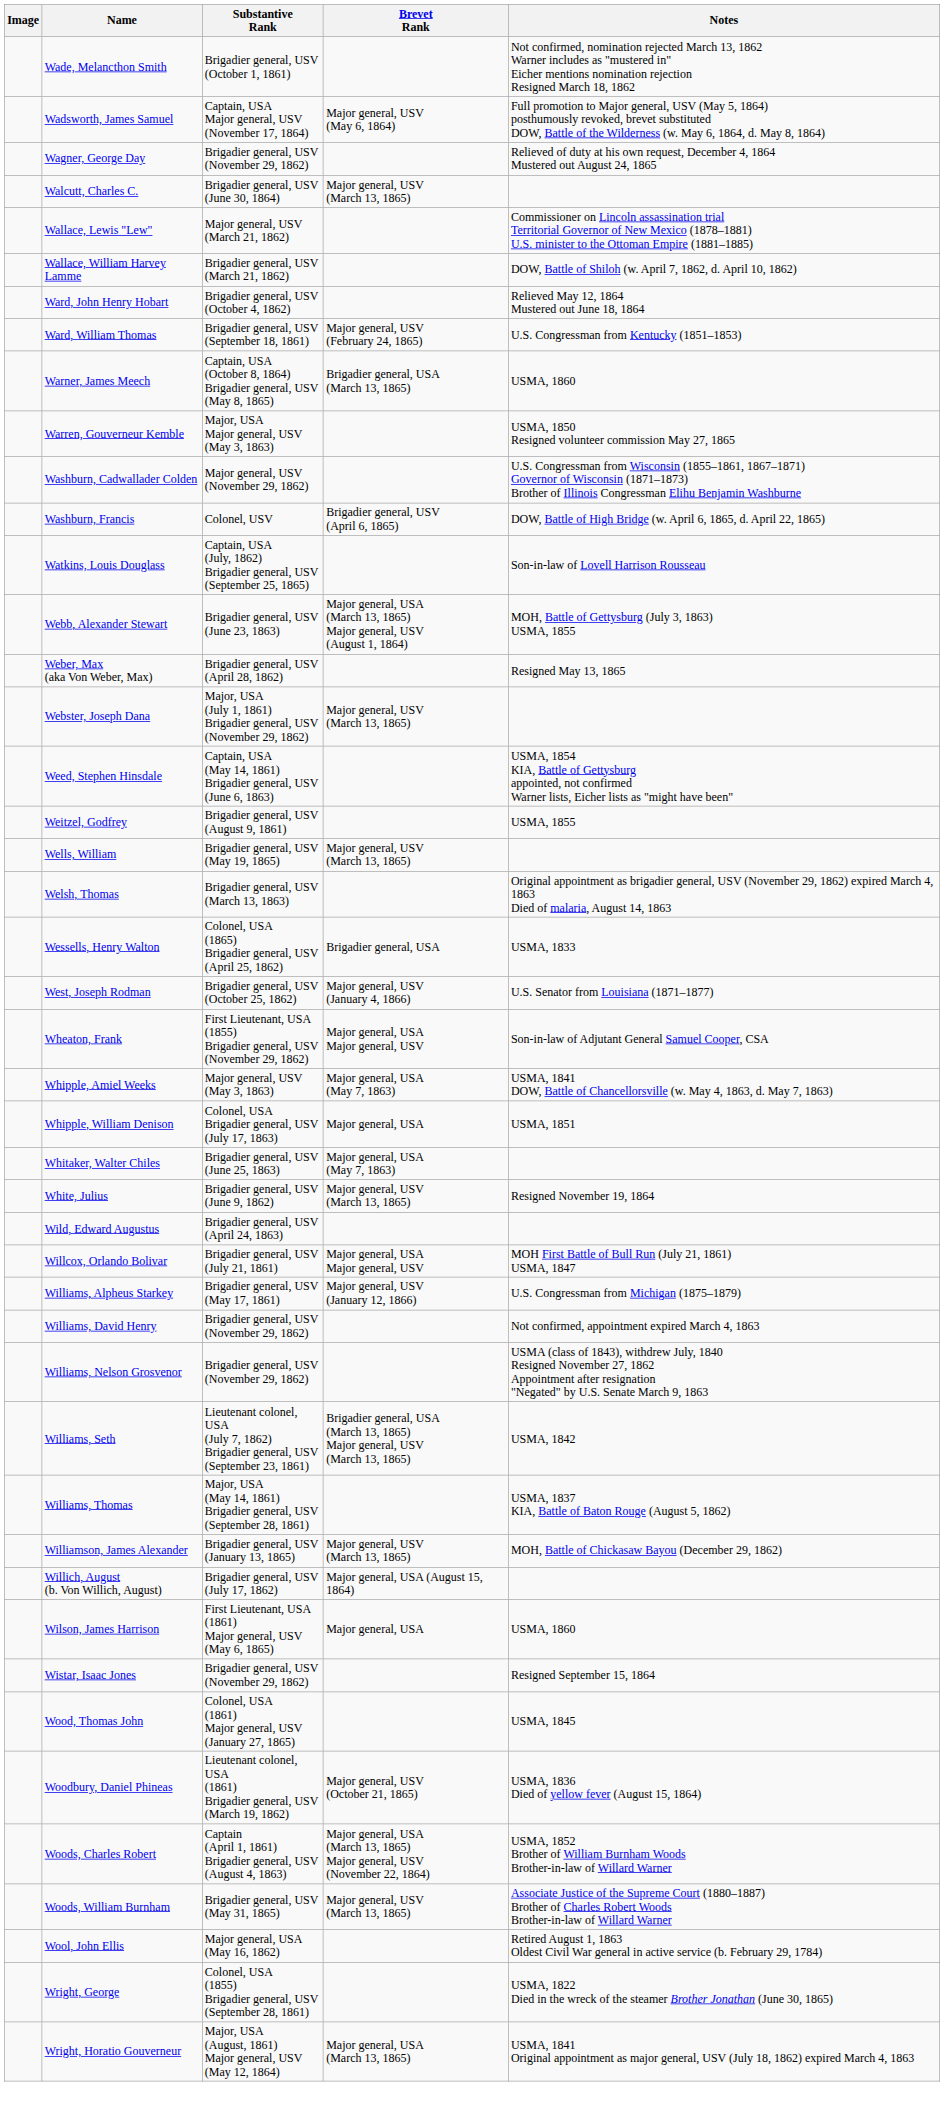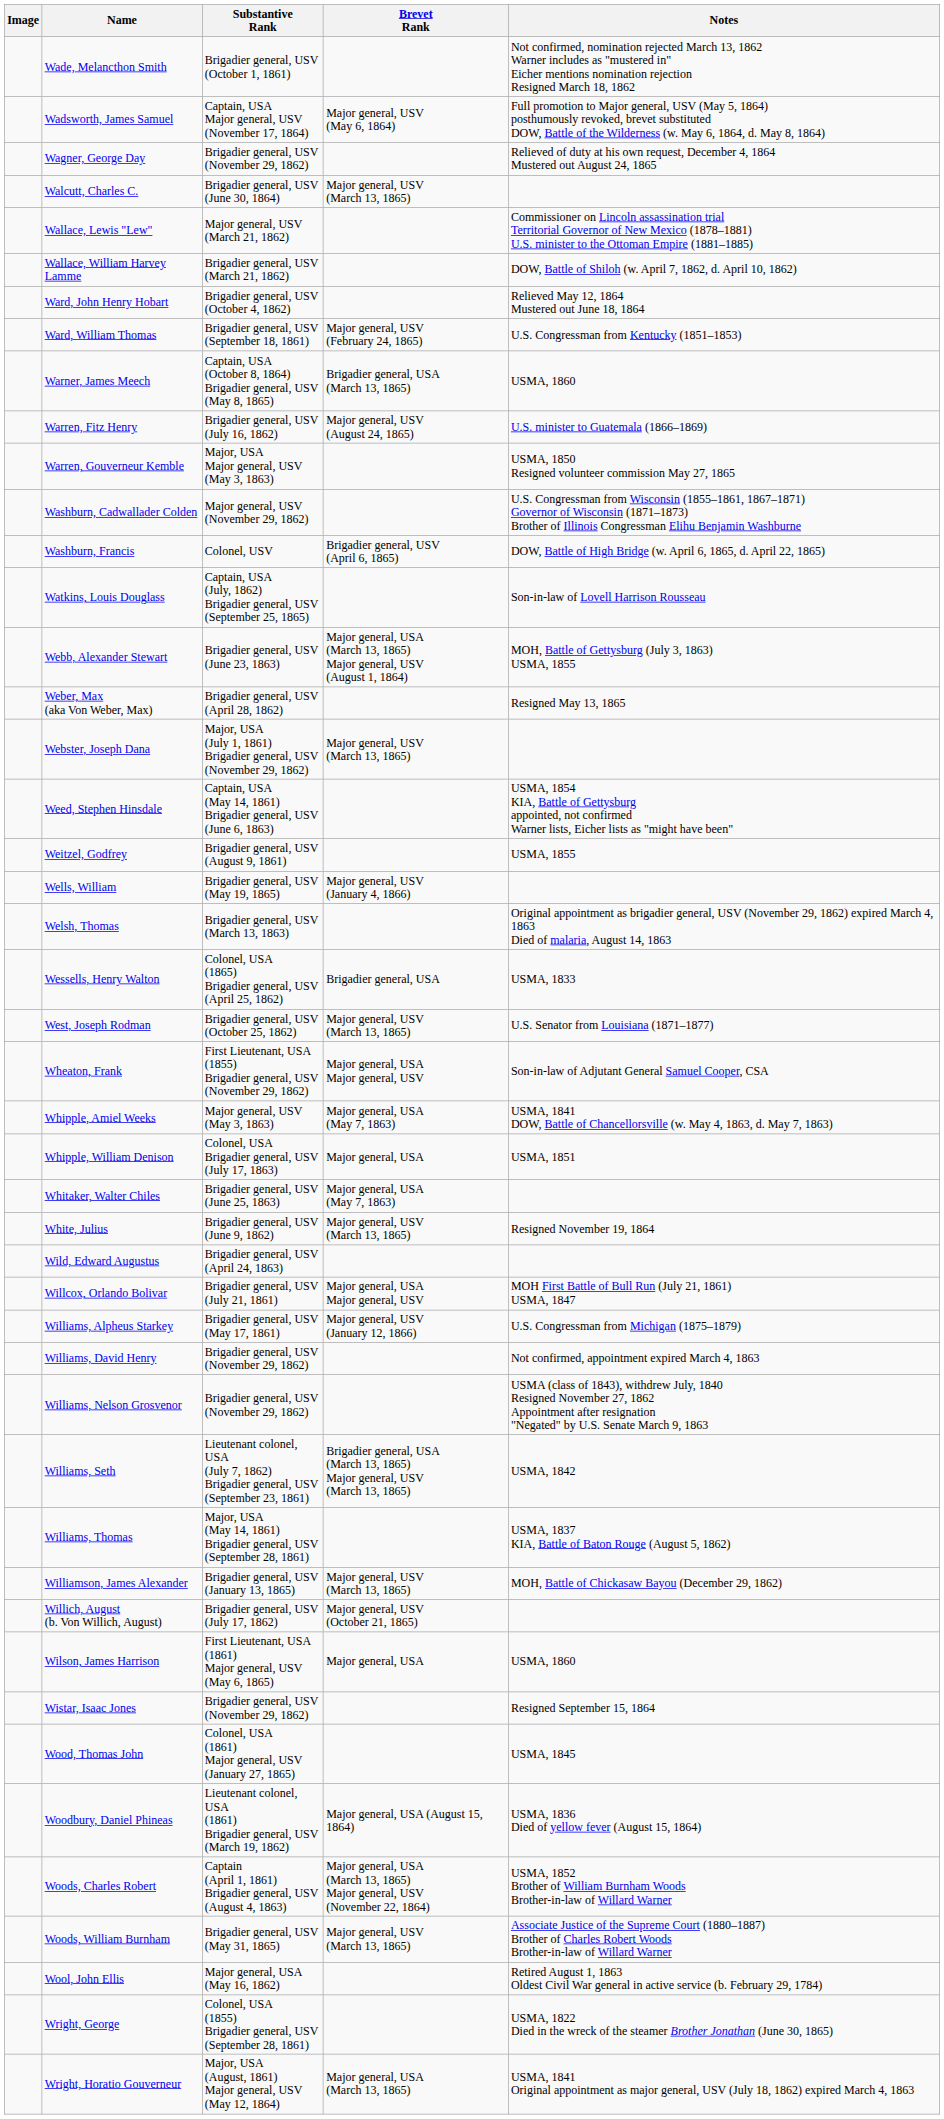+ row: (91, 427)
(375, 854) Major general, USV (March 13, 1865) -> (375, 887) Major general, USV (January 4, 1866)
(375, 992) Major general, USV (January 4, 1866) -> (375, 1025) Major general, USV (March 13, 1865)
(405, 1583) Major general, USA (August 15, 1864) -> (375, 1615) Major general, USV (October 21, 1865)
(375, 1787) Major general, USV (October 21, 1865) -> (405, 1820) Major general, USA (August 15, 1864)
